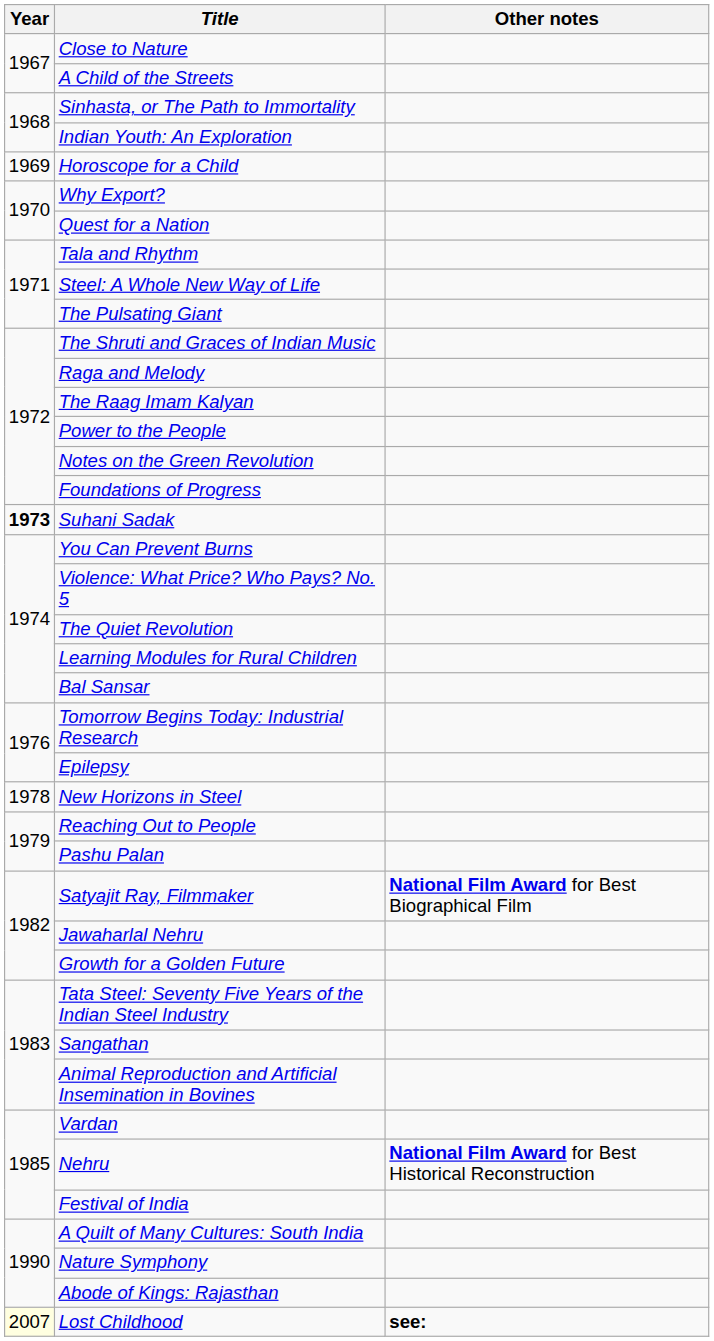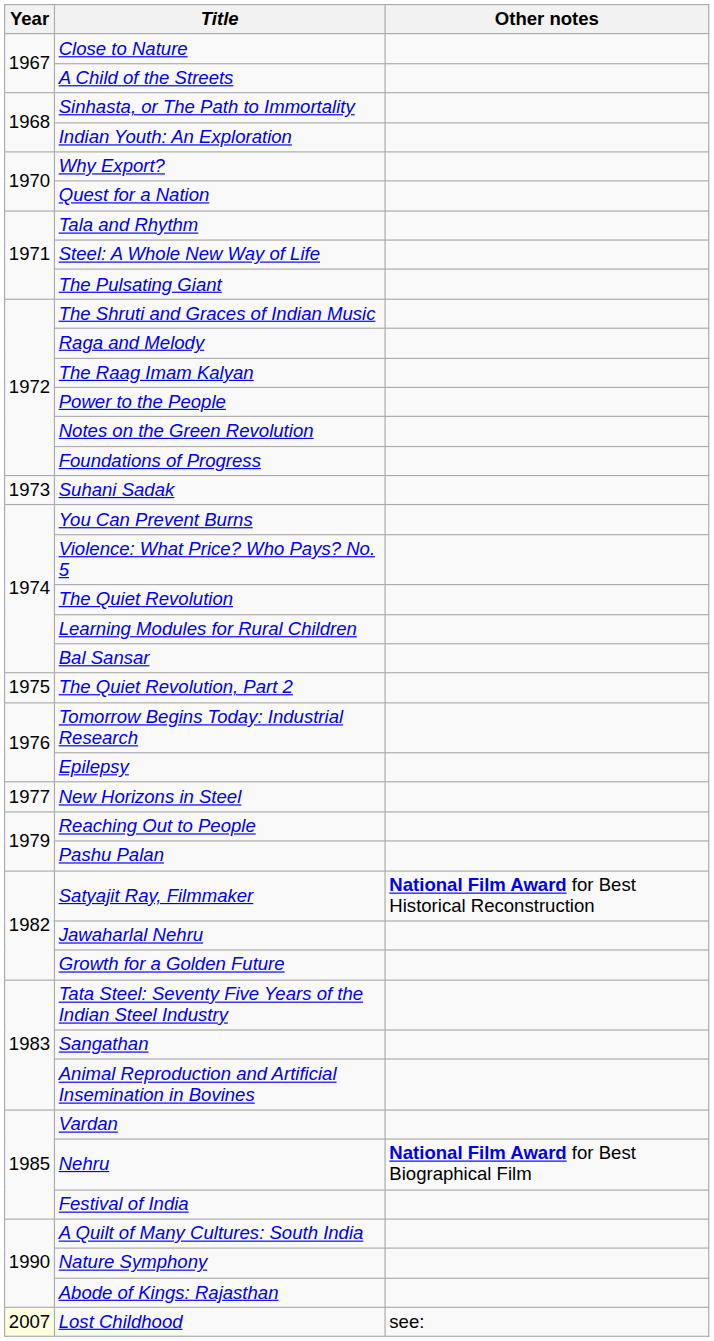- row: (148, 166)
(30, 519) bold -> (30, 490) normal
+ row: (176, 687)
(30, 796) 1978 -> (30, 796) 1977
(513, 895) National Film Award for Best Biographical Film -> (513, 895) National Film Award for Best Historical Reconstruction
(513, 1164) National Film Award for Best Historical Reconstruction -> (513, 1164) National Film Award for Best Biographical Film
(408, 1321) bold -> (407, 1321) normal
